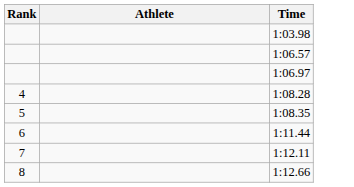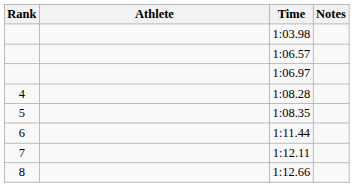+ column: (331, 14)
